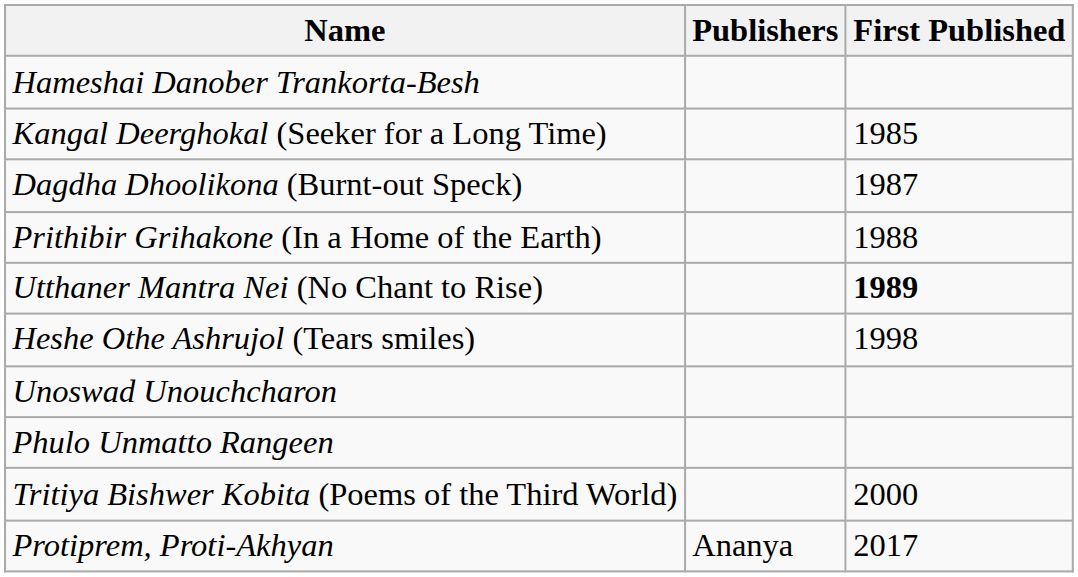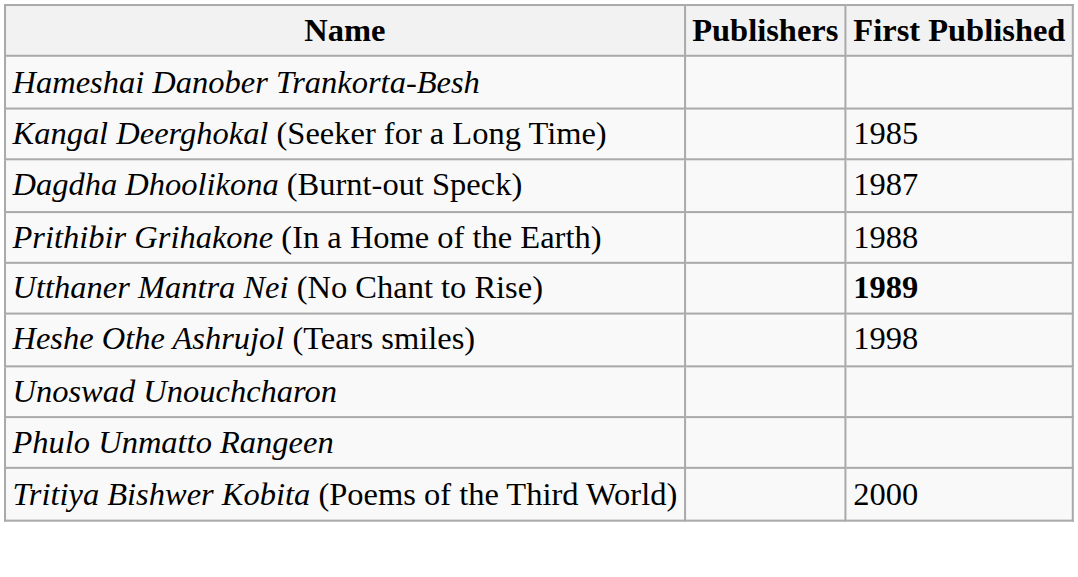- row: (173, 545)
